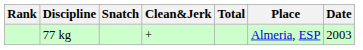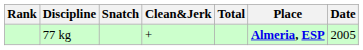(286, 34) normal -> (288, 34) bold
(339, 34) 2003 -> (343, 34) 2005
